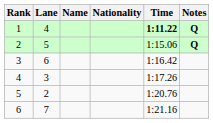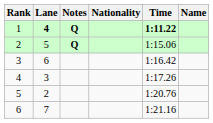columns swapped: (75, 12) <-> (194, 12)
(46, 28) normal -> (46, 28) bold
